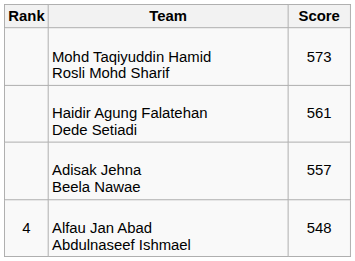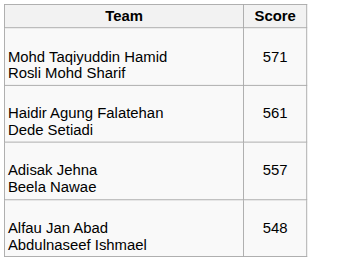- column: (26, 16)
(319, 56) 573 -> (275, 56) 571
